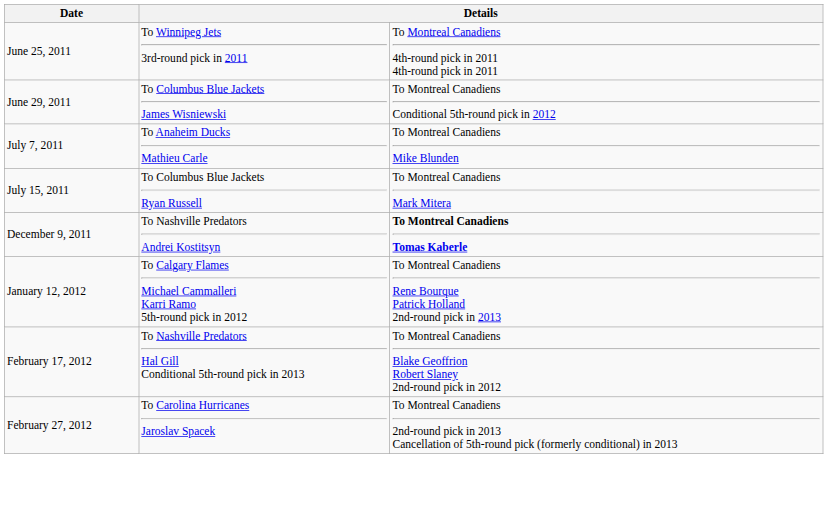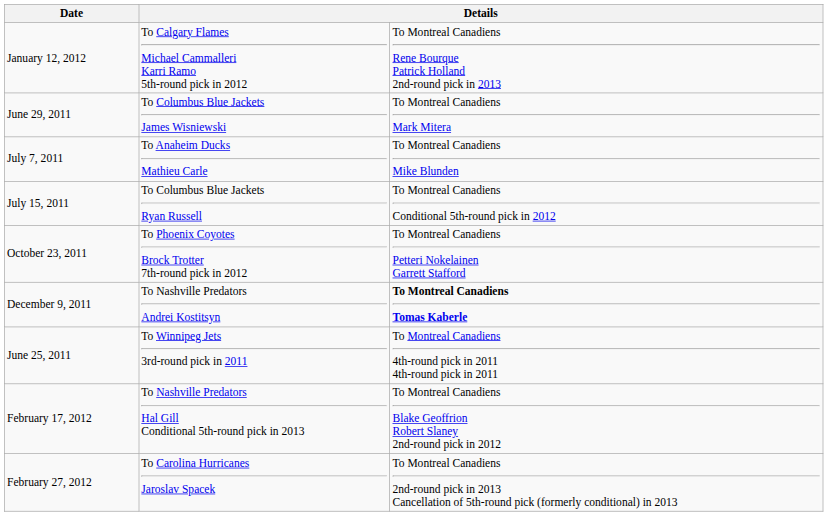rows swapped: (39, 51) <-> (47, 291)
(606, 102) To Montreal Canadiens Conditional 5th-round pick in 2012 -> (606, 114) To Montreal Canadiens Mark Mitera
(606, 190) To Montreal Canadiens Mark Mitera -> (606, 203) To Montreal Canadiens Conditional 5th-round pick in 2012
+ row: (47, 254)
